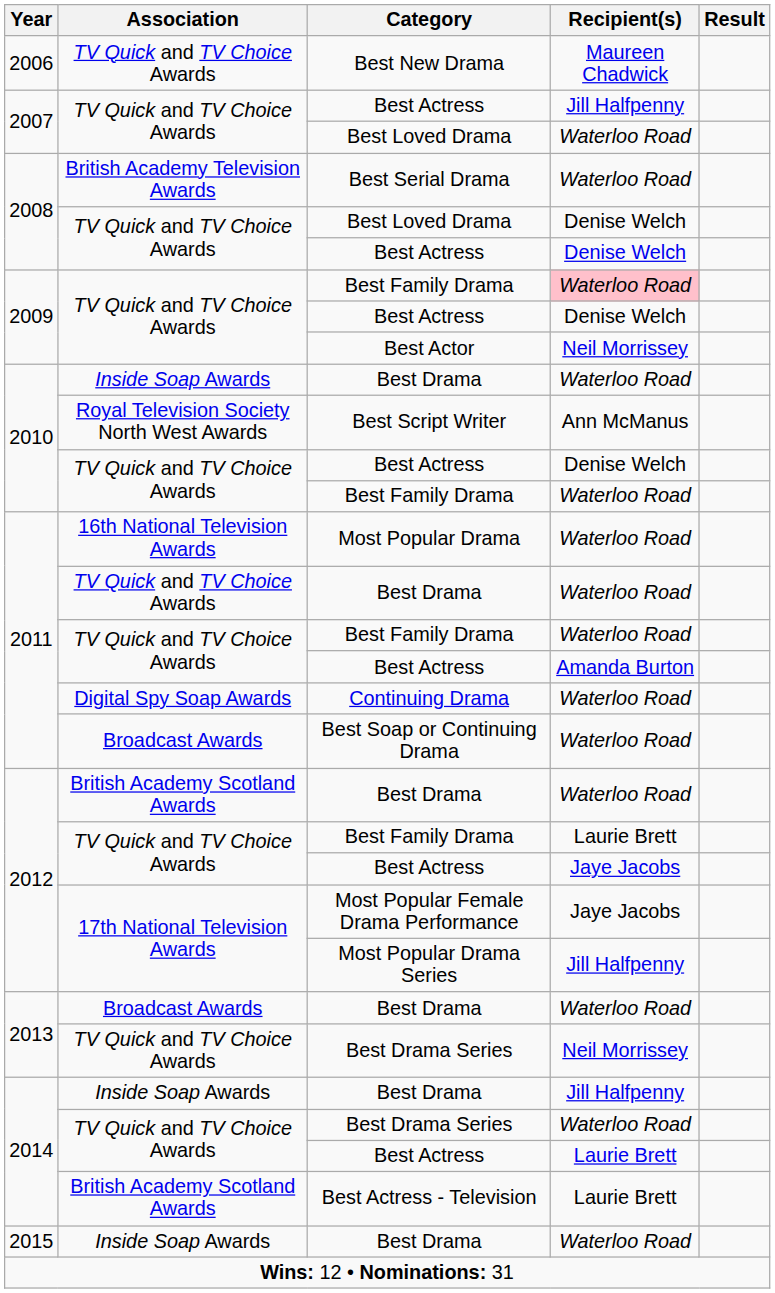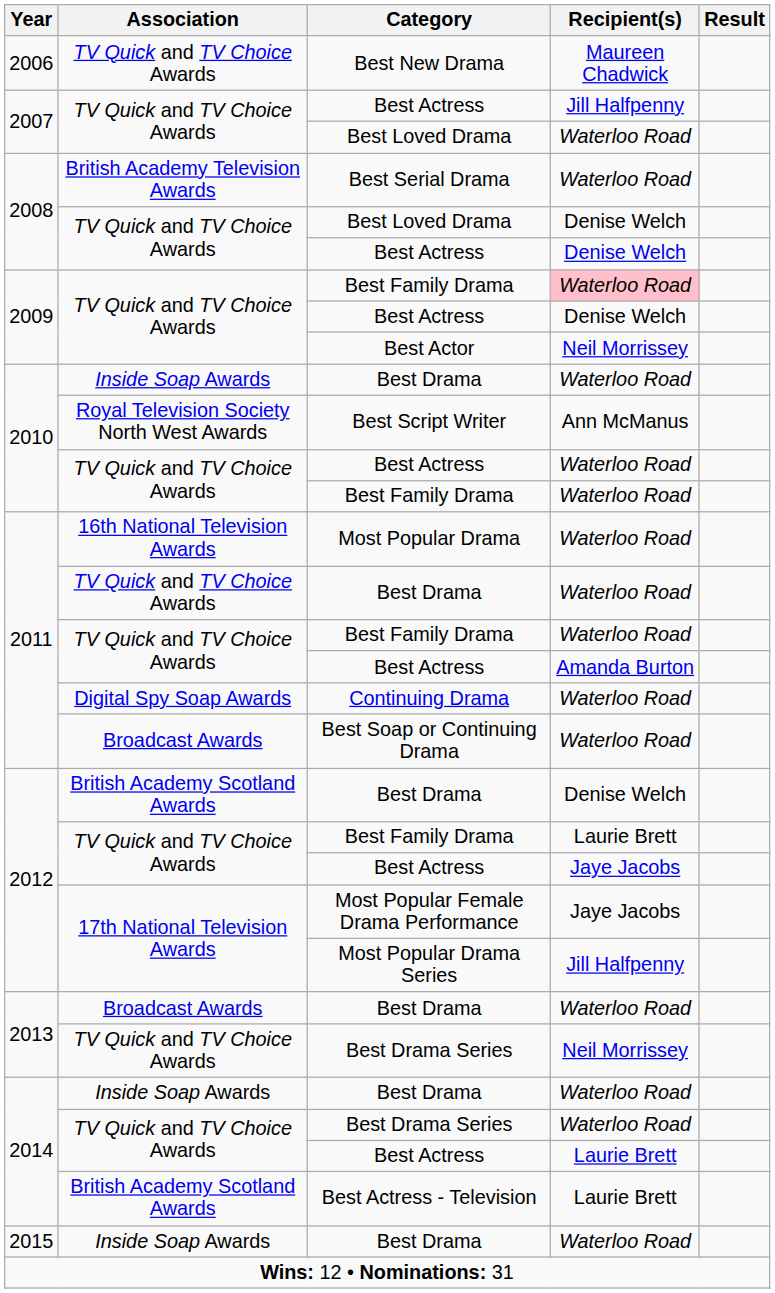(625, 464) Denise Welch -> (625, 464) Waterloo Road
(625, 794) Waterloo Road -> (625, 794) Denise Welch
(625, 1092) Jill Halfpenny -> (625, 1092) Waterloo Road
